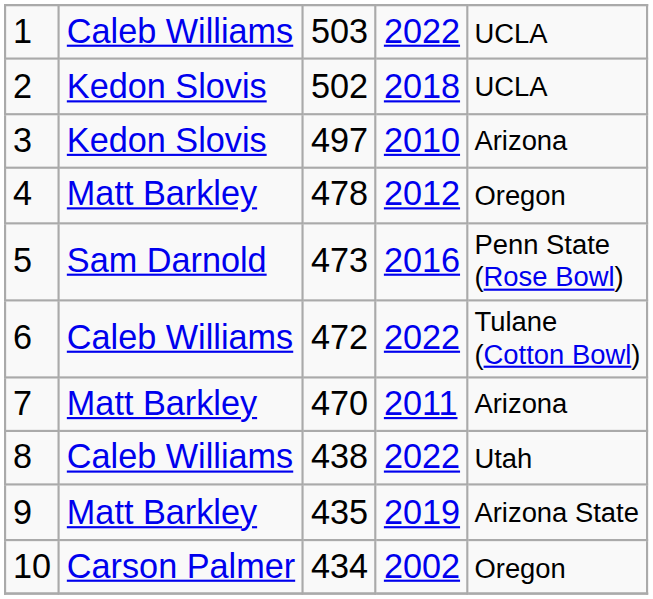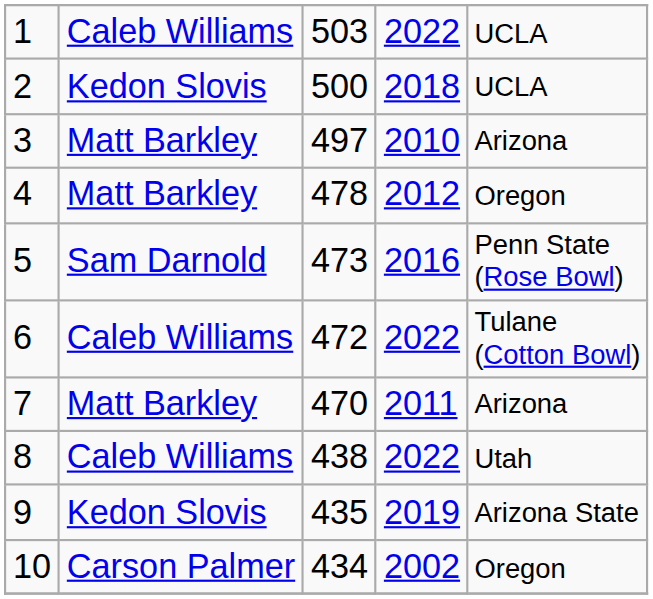(340, 85) 502 -> (340, 85) 500
(167, 140) Kedon Slovis -> (162, 140) Matt Barkley
(162, 511) Matt Barkley -> (167, 511) Kedon Slovis
